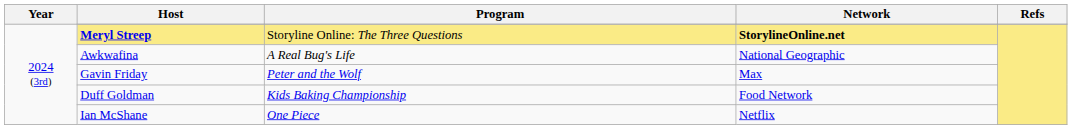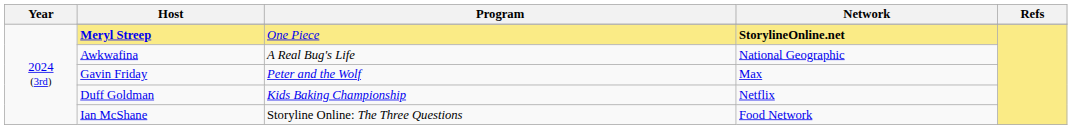(365, 34) Storyline Online: The Three Questions -> (293, 34) One Piece
(776, 94) Food Network -> (757, 94) Netflix
(293, 114) One Piece -> (365, 114) Storyline Online: The Three Questions
(757, 114) Netflix -> (776, 114) Food Network
